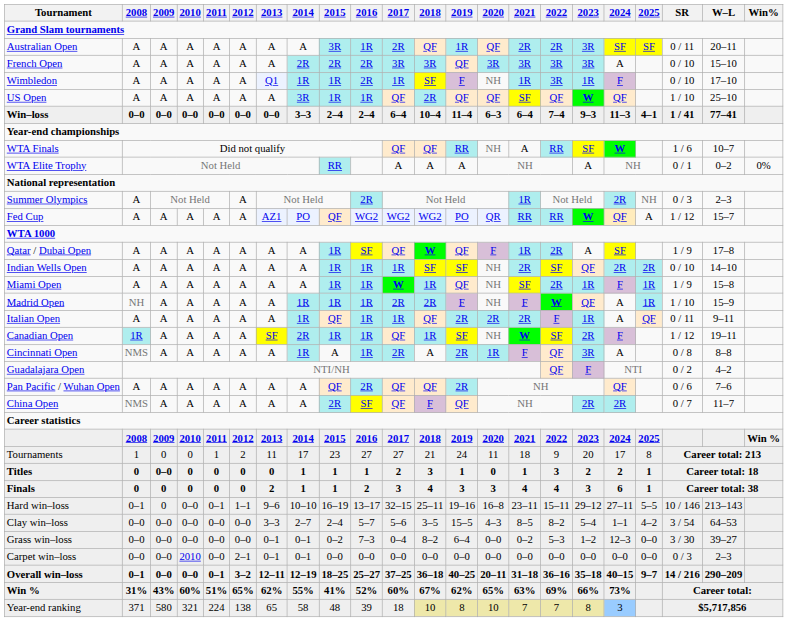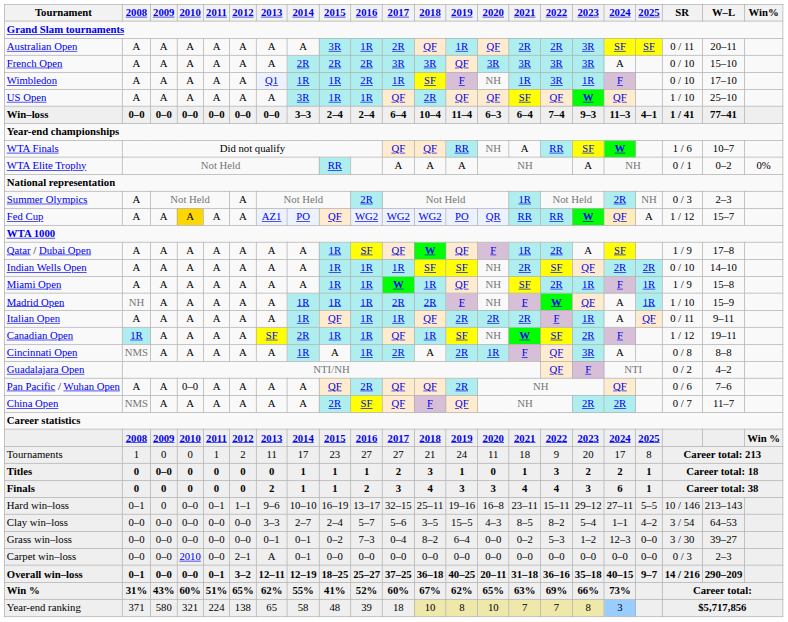(190, 217) no background -> (190, 217) gold background
(190, 387) A -> (190, 387) 0–0
(272, 557) 0–1 -> (272, 557) A
